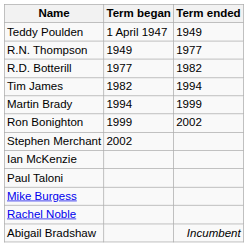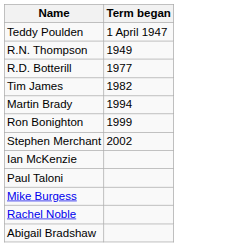- column: (208, 13)
